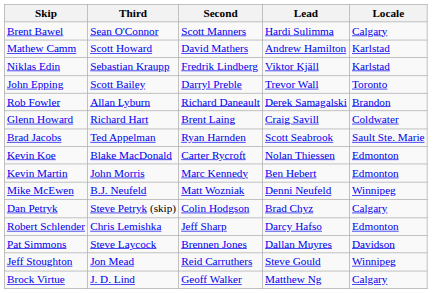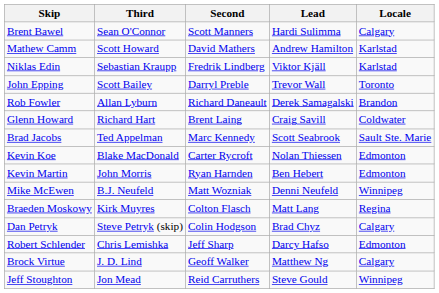(213, 137) Ryan Harnden -> (221, 137) Marc Kennedy
(215, 173) Marc Kennedy -> (220, 173) Ryan Harnden
+ row: (49, 208)
- row: (37, 244)
rows swapped: (40, 262) <-> (36, 279)
